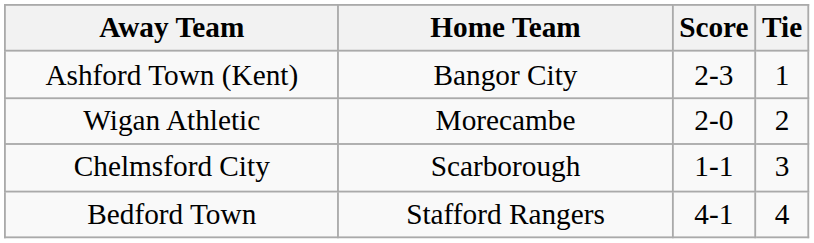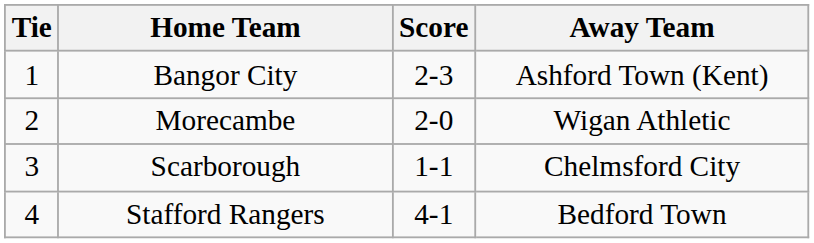columns swapped: (782, 27) <-> (172, 27)
